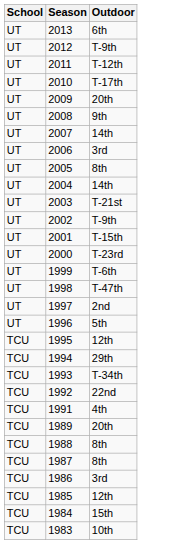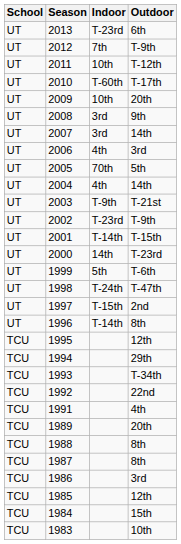+ column: (109, 13)
(99, 168) 8th -> (138, 168) 5th
(99, 323) 5th -> (138, 323) 8th
